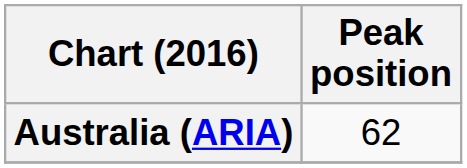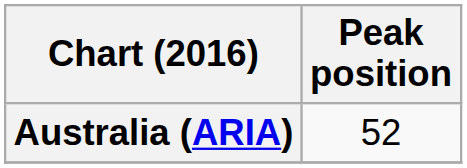(381, 132) 62 -> (381, 132) 52
